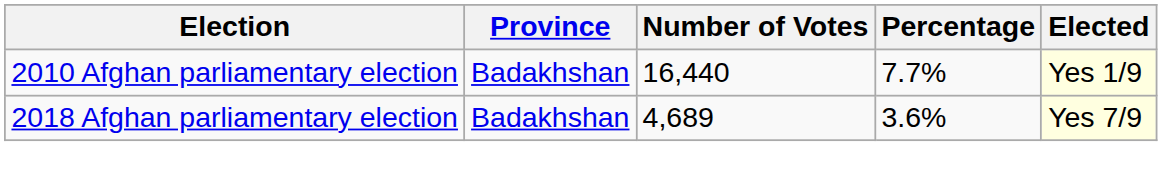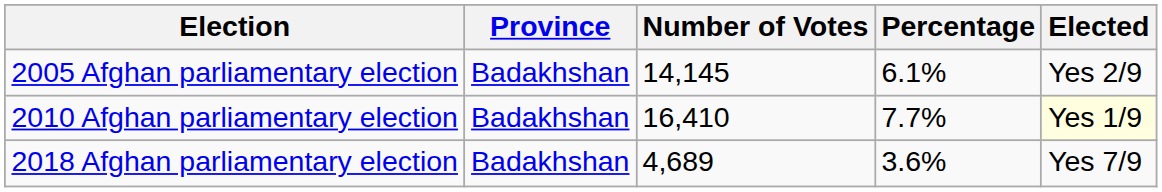+ row: (235, 72)
(686, 72) 16,440 -> (686, 117) 16,410
(1095, 117) lightyellow background -> (1095, 162) no background
